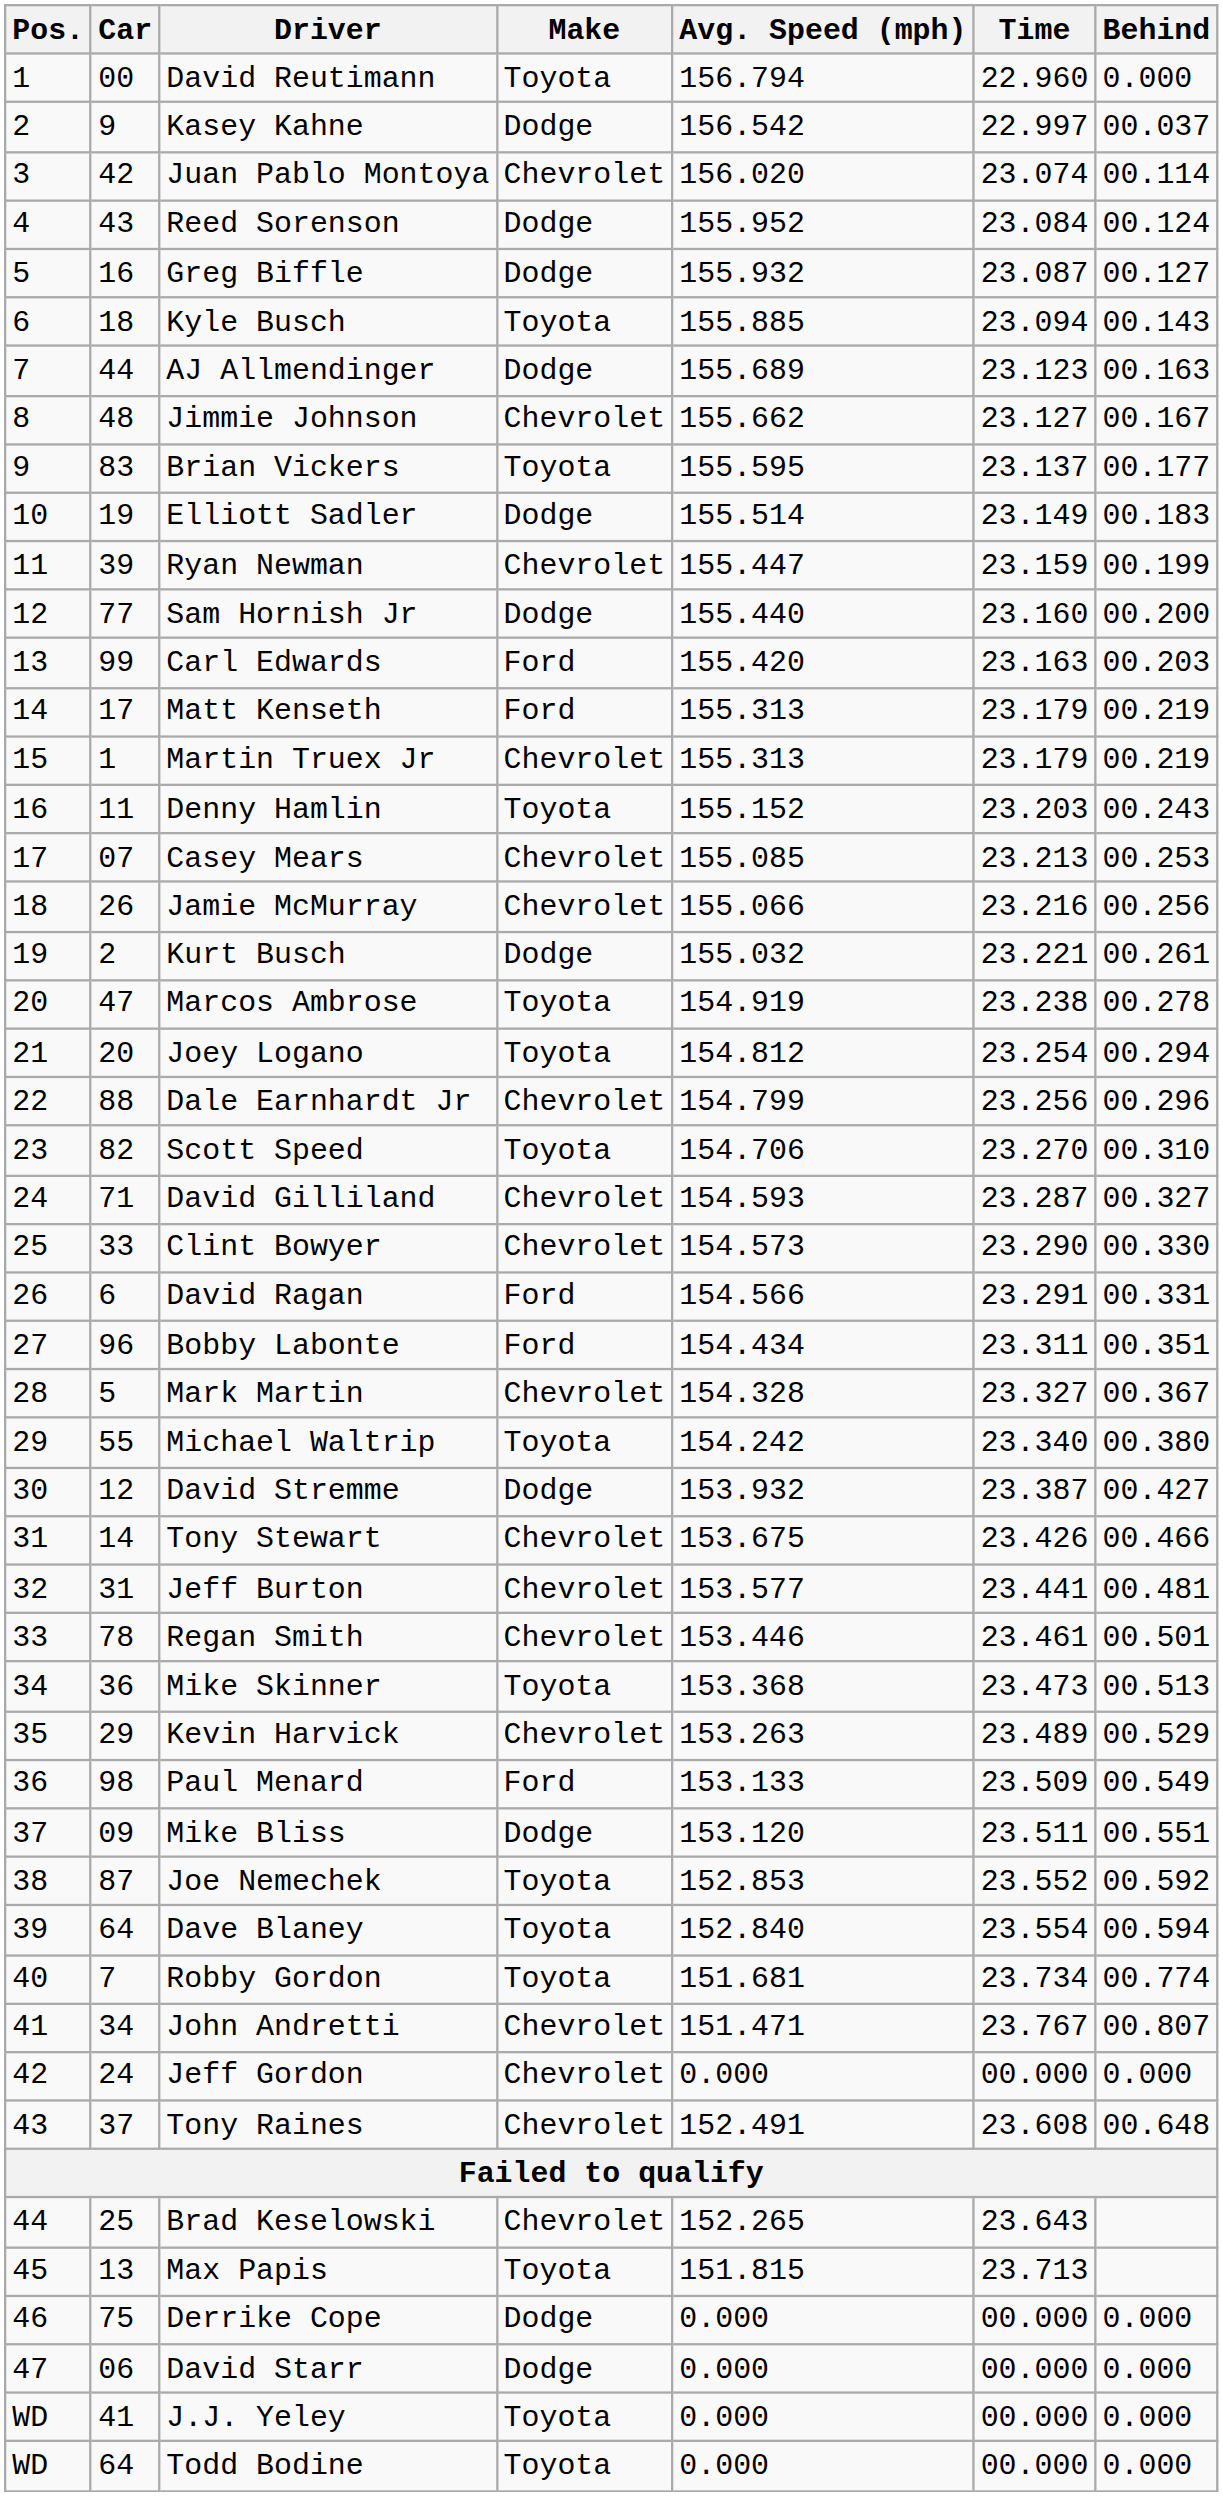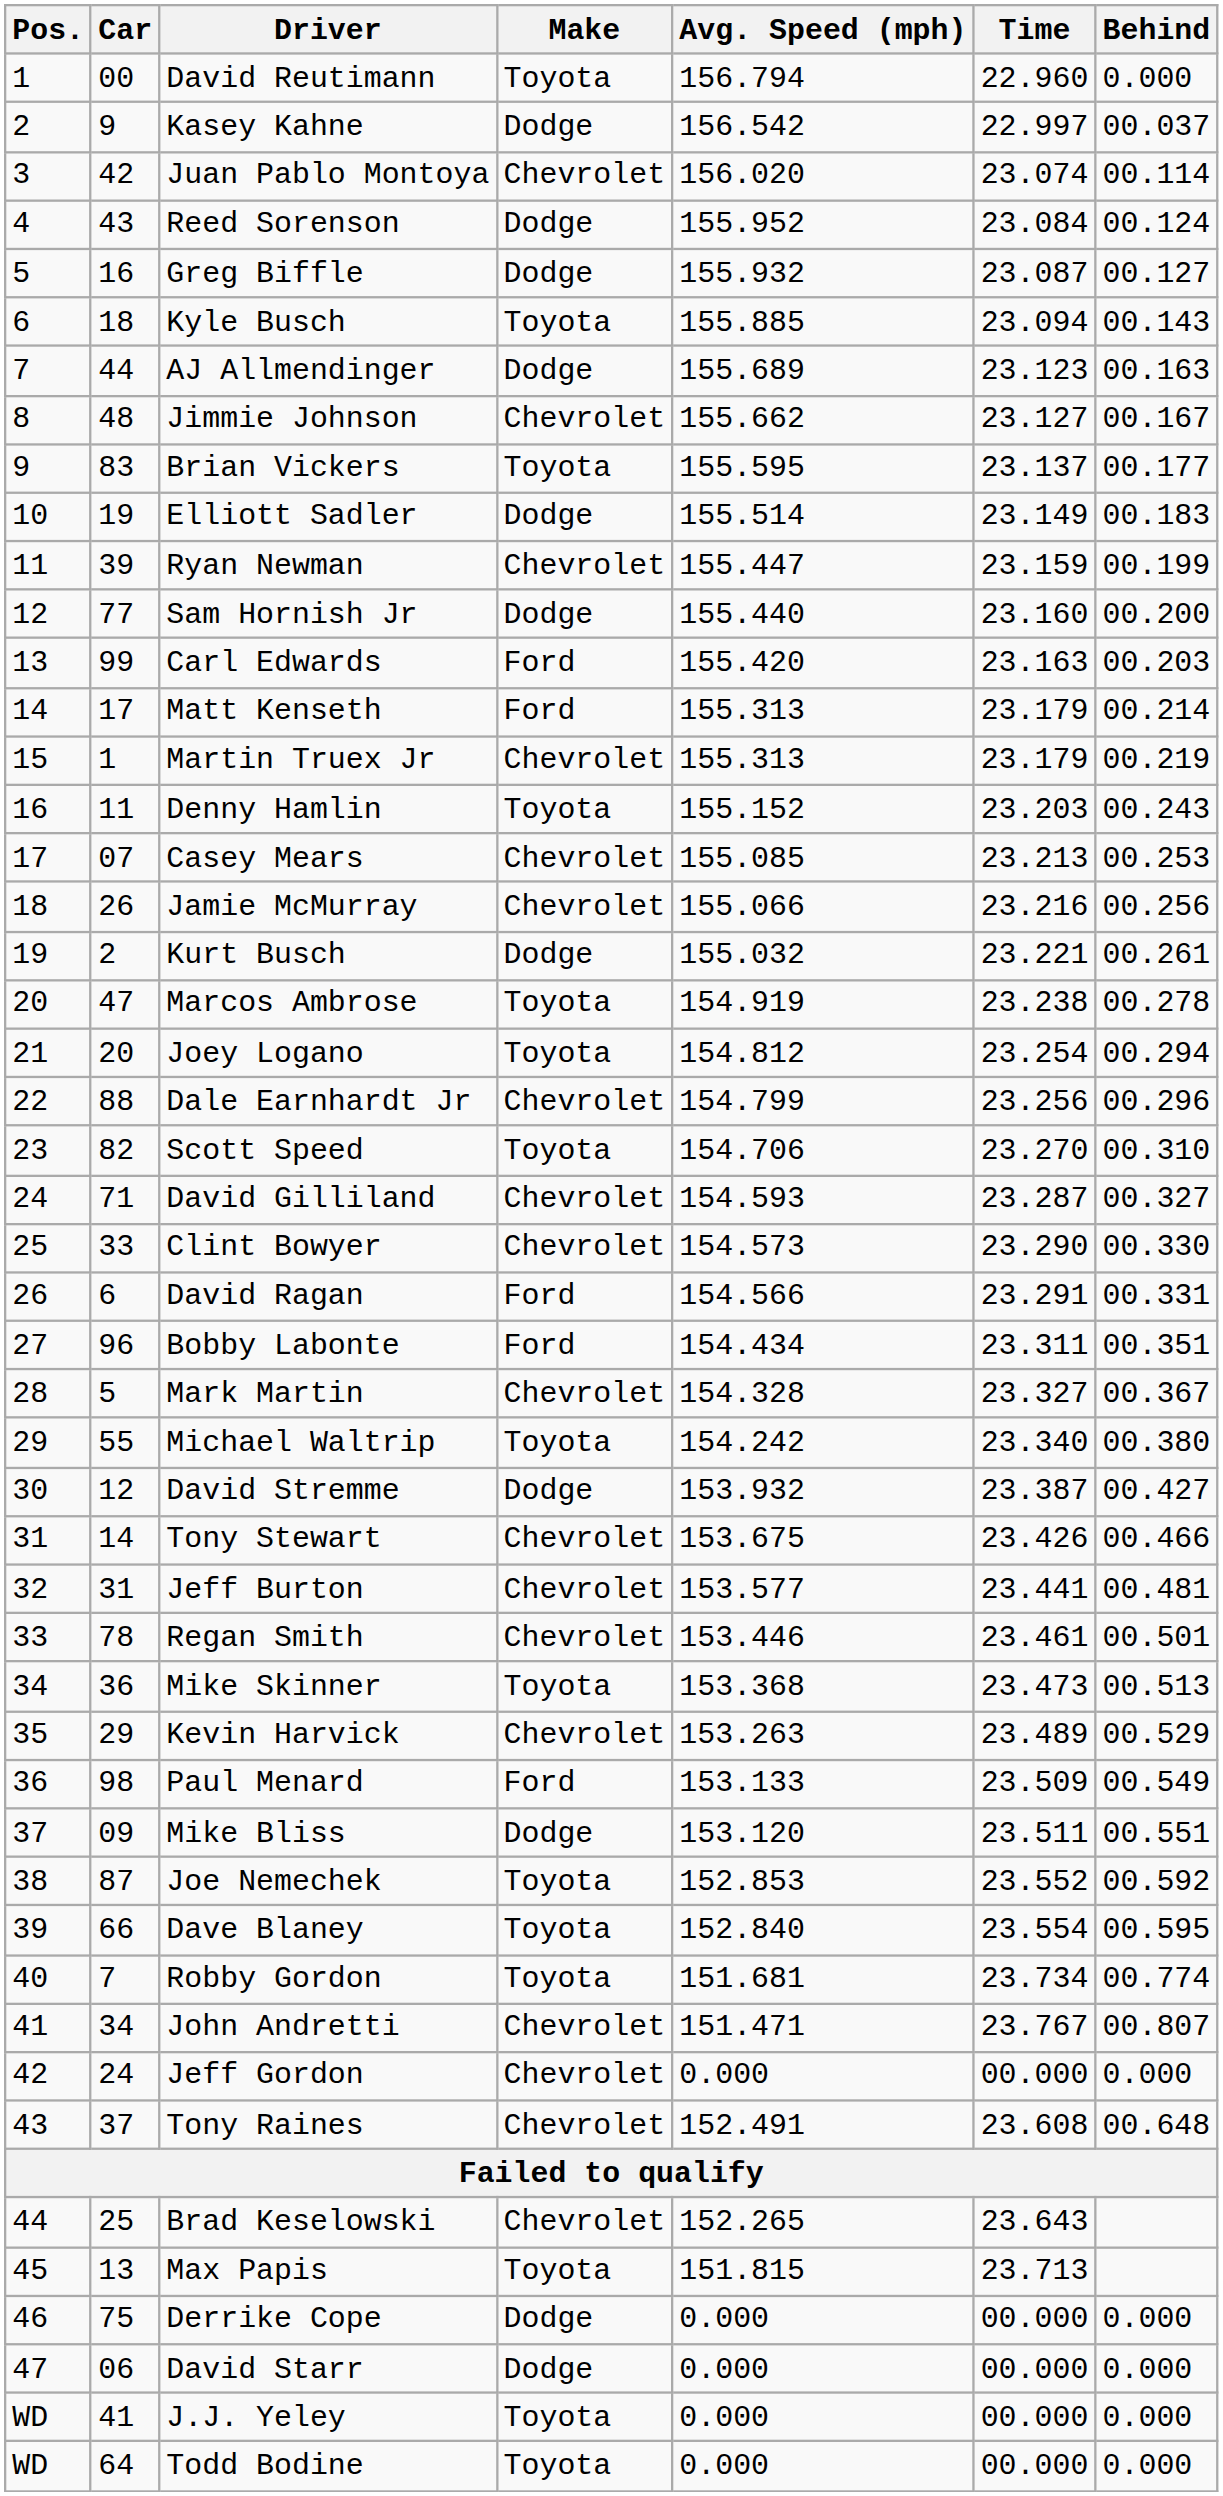(1156, 712) 00.219 -> (1156, 712) 00.214
(116, 1930) 64 -> (116, 1930) 66
(1156, 1930) 00.594 -> (1156, 1930) 00.595
